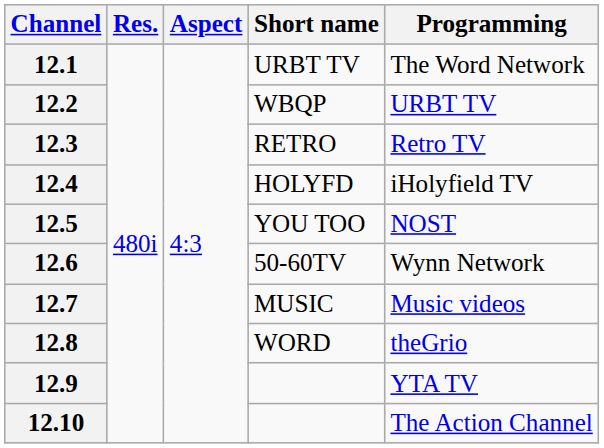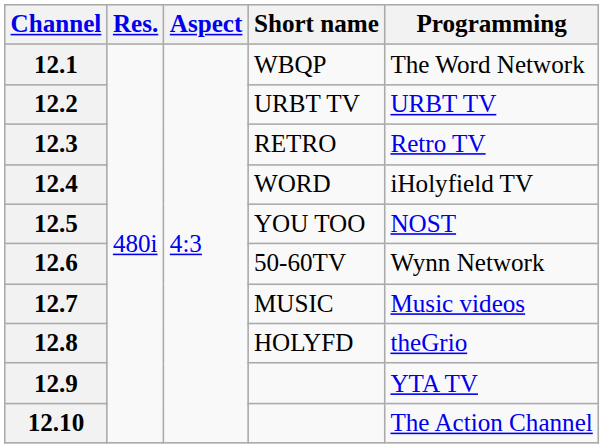(307, 64) URBT TV -> (290, 64) WBQP
(290, 104) WBQP -> (307, 104) URBT TV
(304, 183) HOLYFD -> (292, 183) WORD
(292, 343) WORD -> (304, 343) HOLYFD
